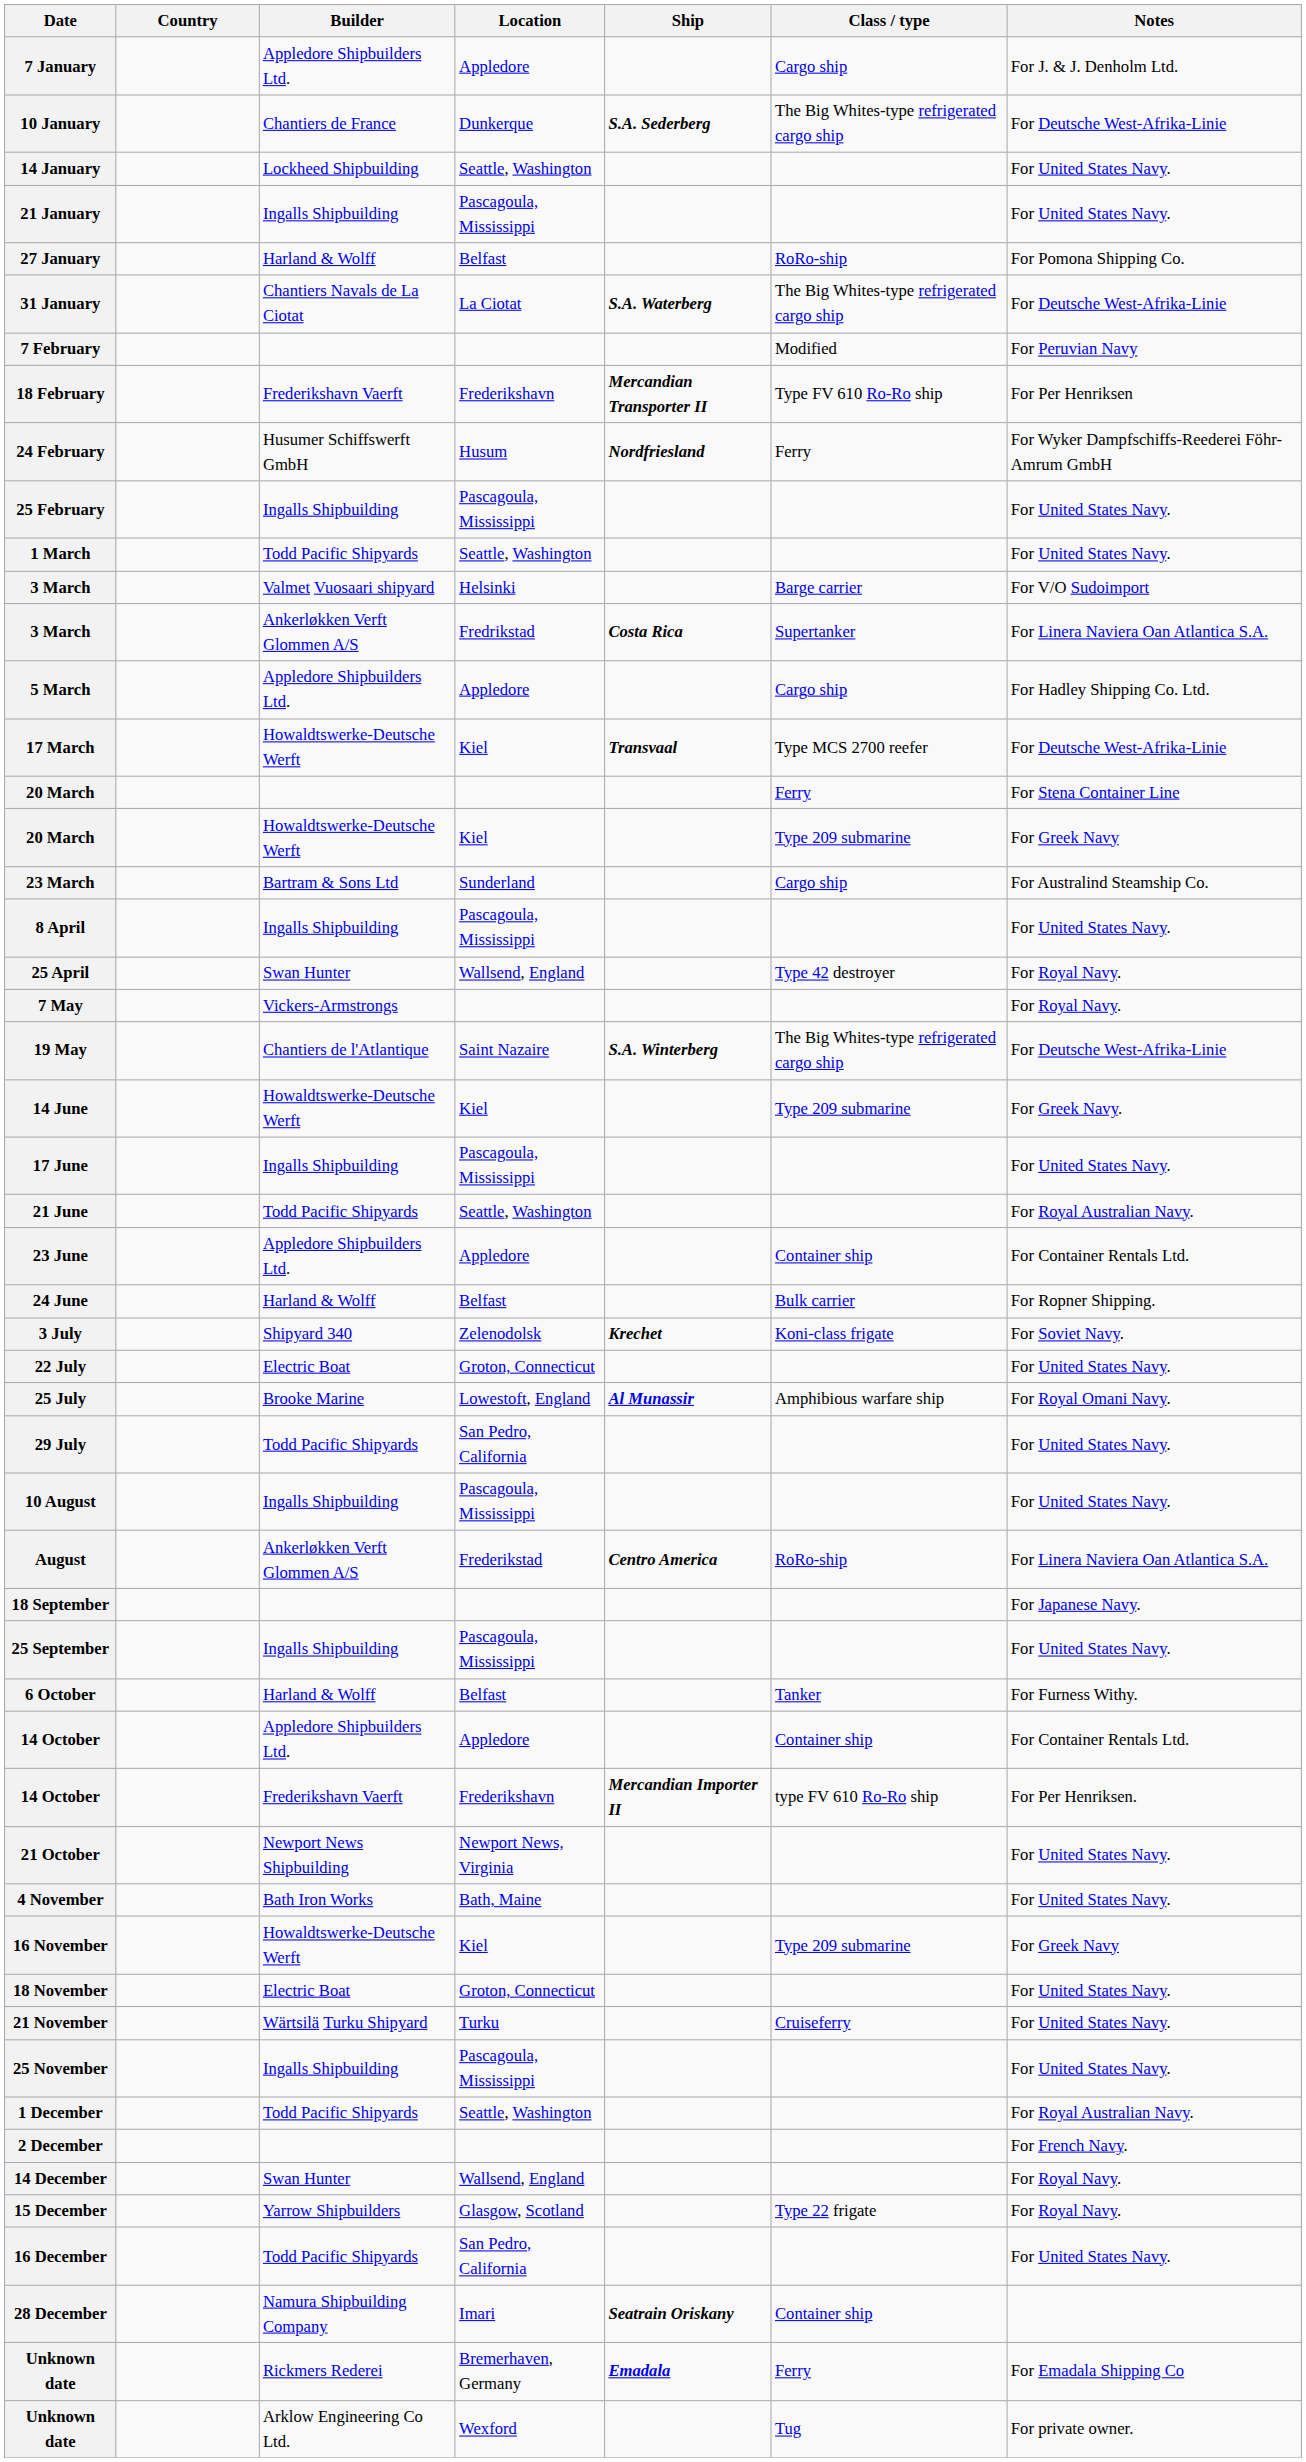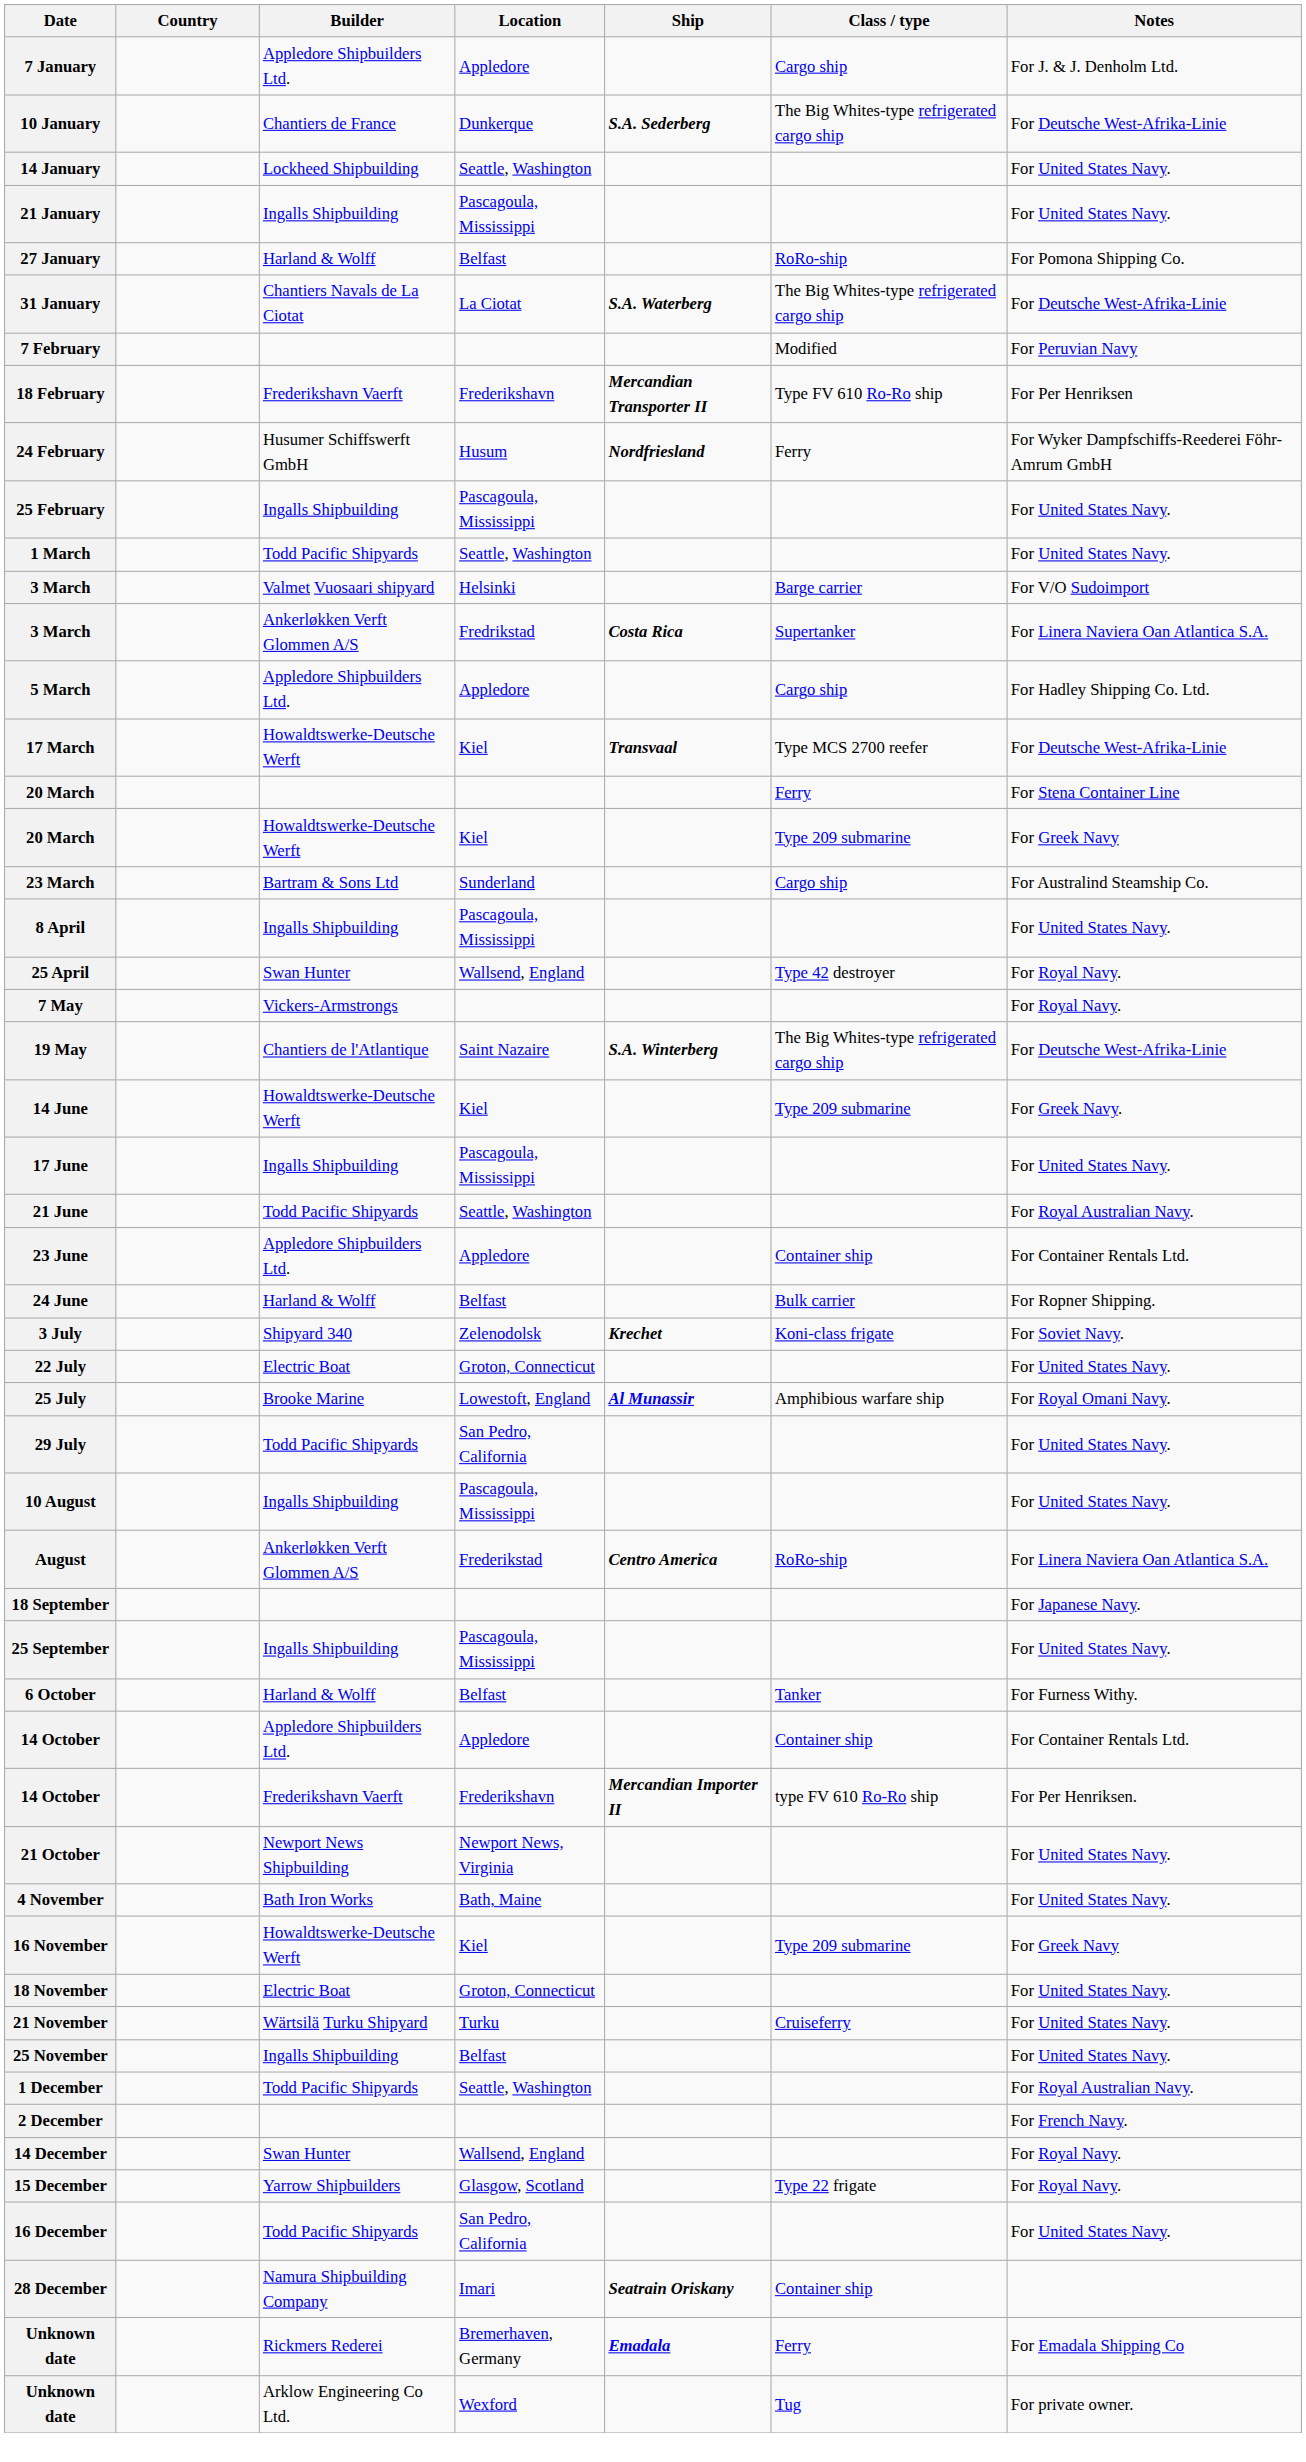(499, 2068) Pascagoula, Mississippi -> (483, 2055) Belfast
